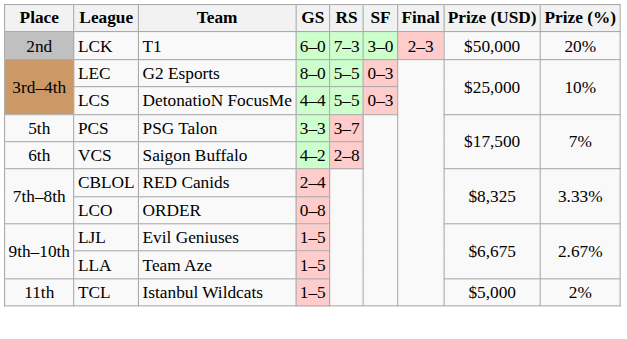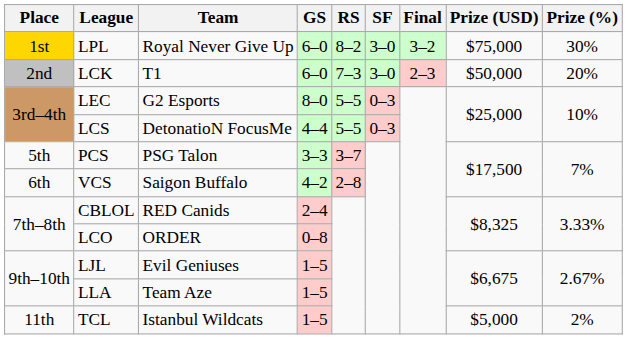+ row: (93, 45)
